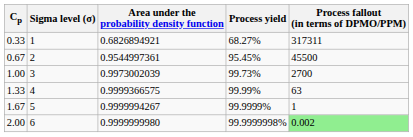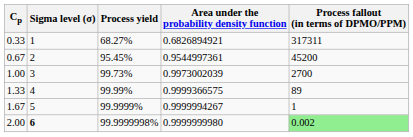columns swapped: (162, 18) <-> (258, 18)
(304, 57) 45500 -> (304, 57) 45200
(297, 90) 63 -> (297, 90) 89
(32, 123) normal -> (32, 123) bold
